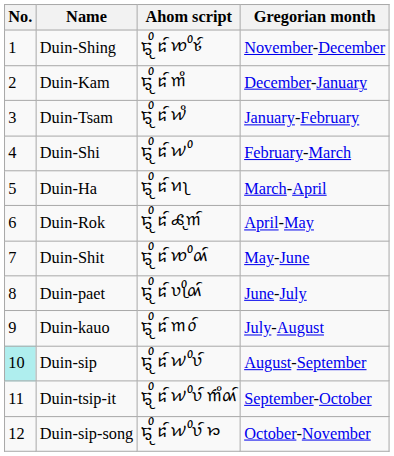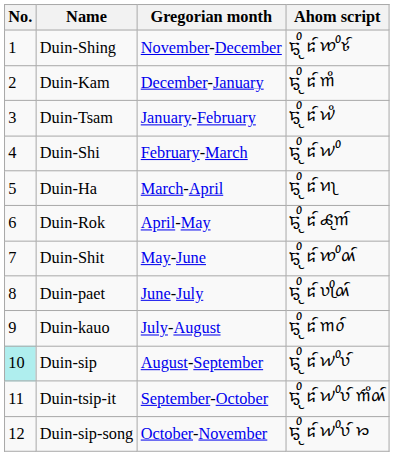columns swapped: (189, 17) <-> (315, 17)
